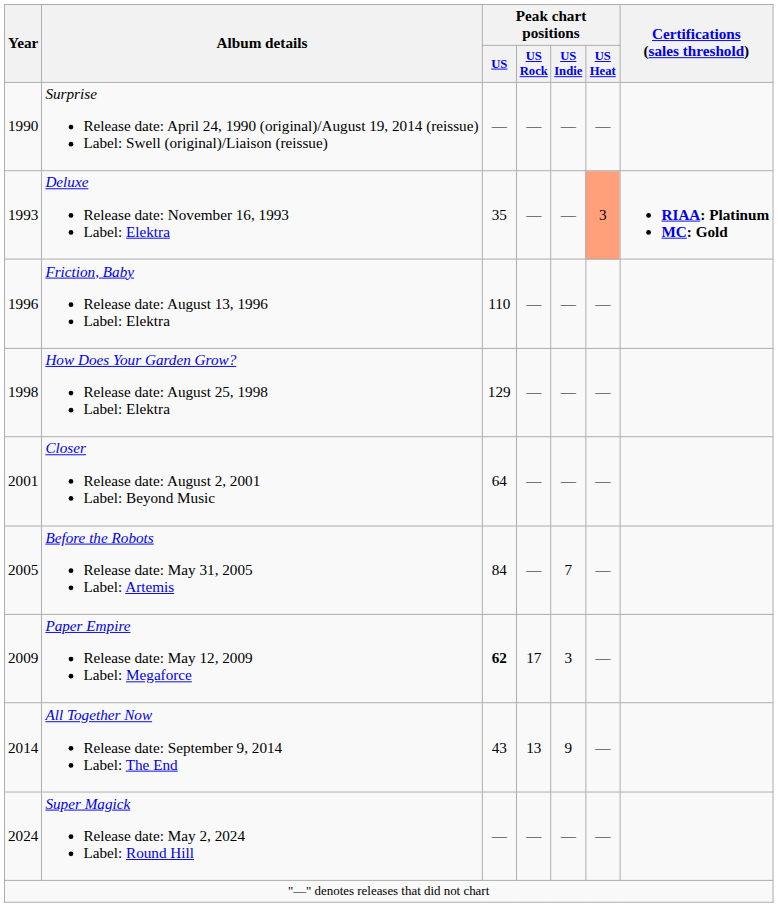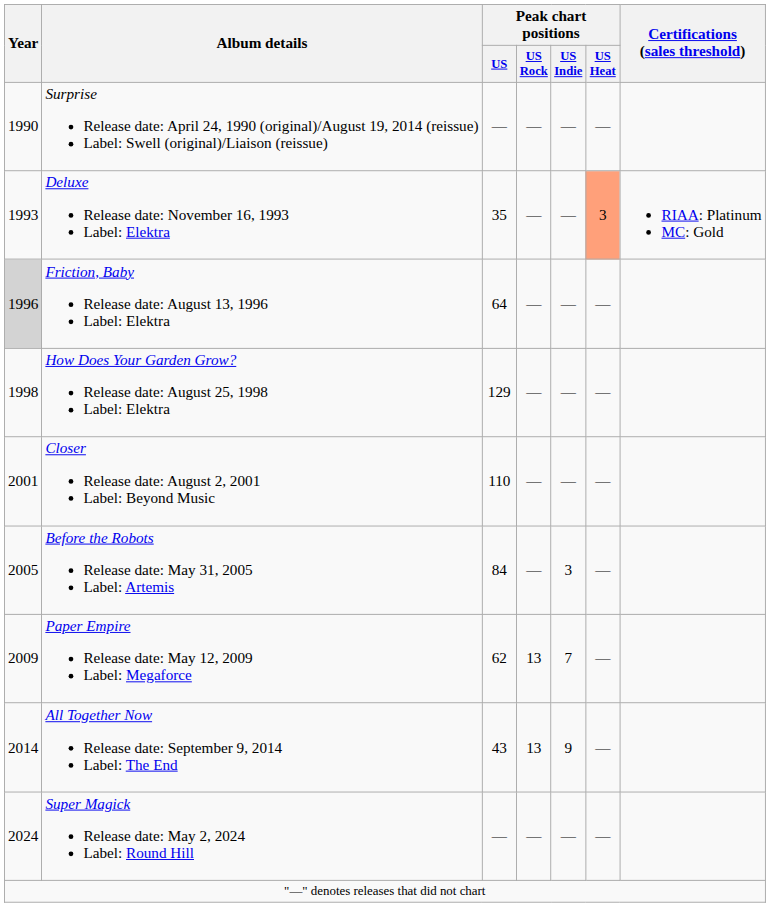(696, 224) bold -> (693, 224) normal
(23, 303) no background -> (23, 303) lightgrey background
(499, 303) 110 -> (499, 303) 64
(499, 481) 64 -> (499, 481) 110
(568, 569) 7 -> (568, 569) 3
(499, 658) bold -> (499, 658) normal
(534, 658) 17 -> (534, 658) 13
(568, 658) 3 -> (568, 658) 7
